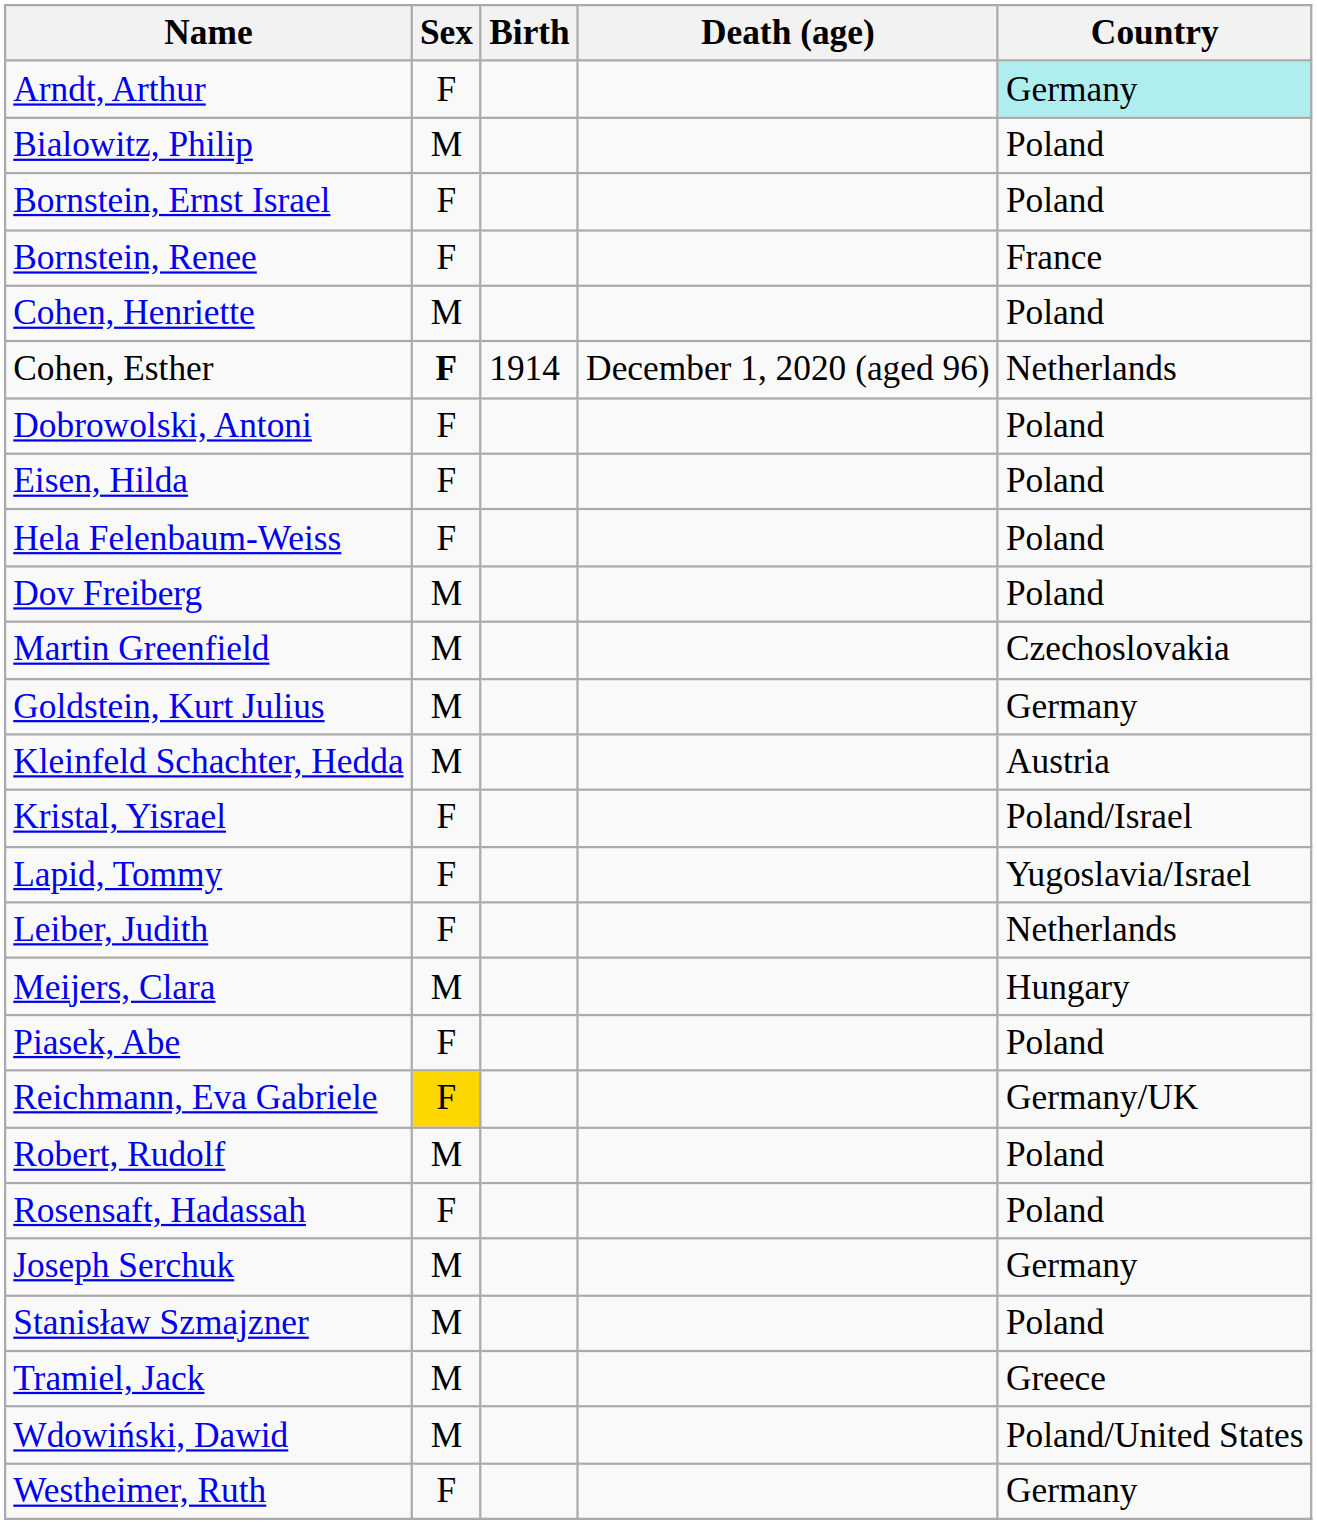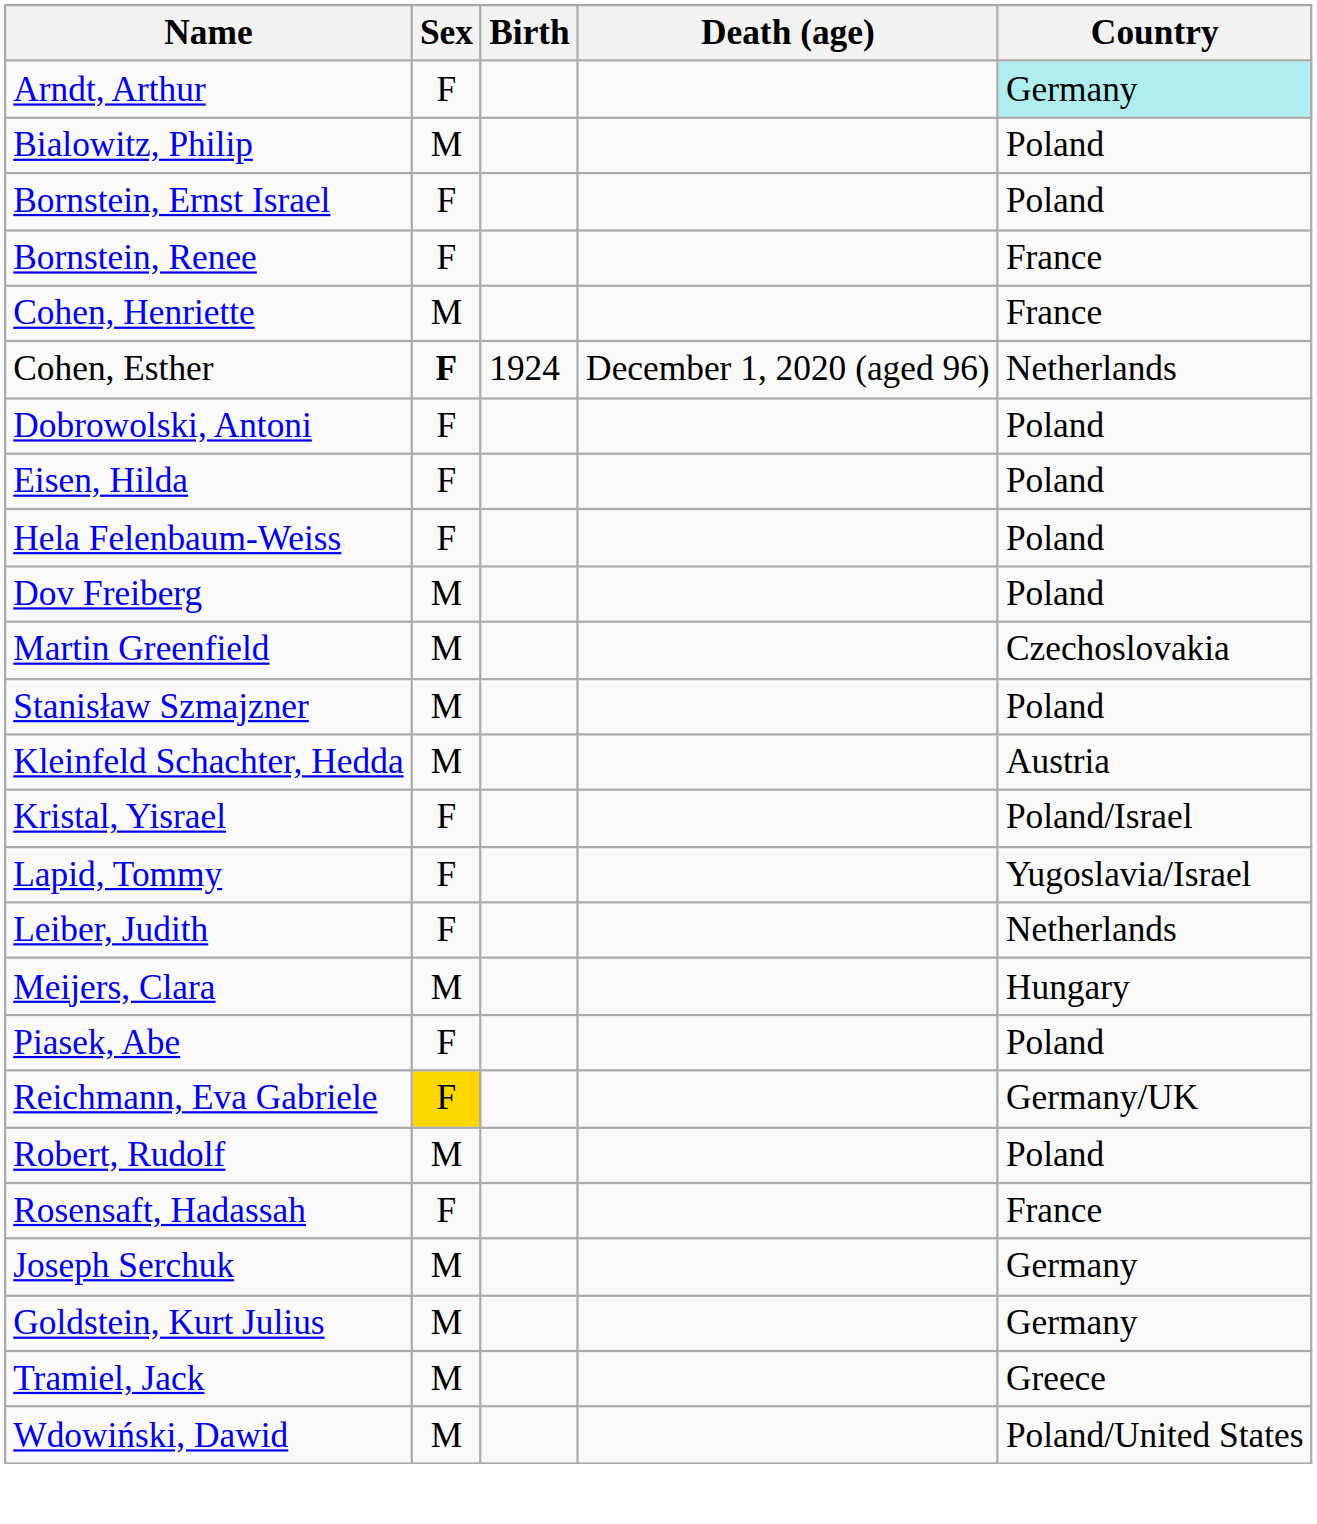(1055, 312) Poland -> (1054, 312) France
(525, 369) 1914 -> (525, 369) 1924
rows swapped: (169, 705) <-> (161, 1322)
(1055, 1210) Poland -> (1054, 1210) France
- row: (140, 1490)
